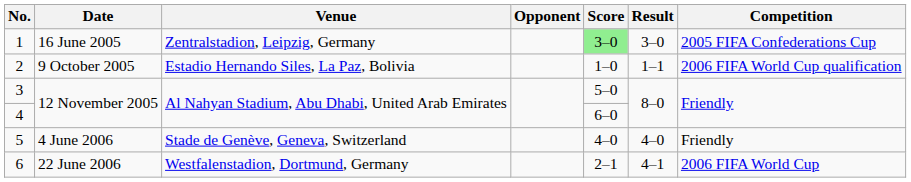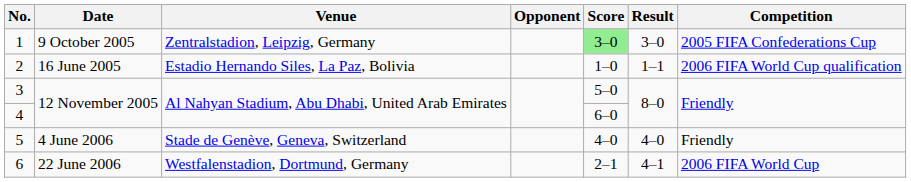(79, 41) 16 June 2005 -> (86, 41) 9 October 2005
(86, 66) 9 October 2005 -> (79, 66) 16 June 2005
